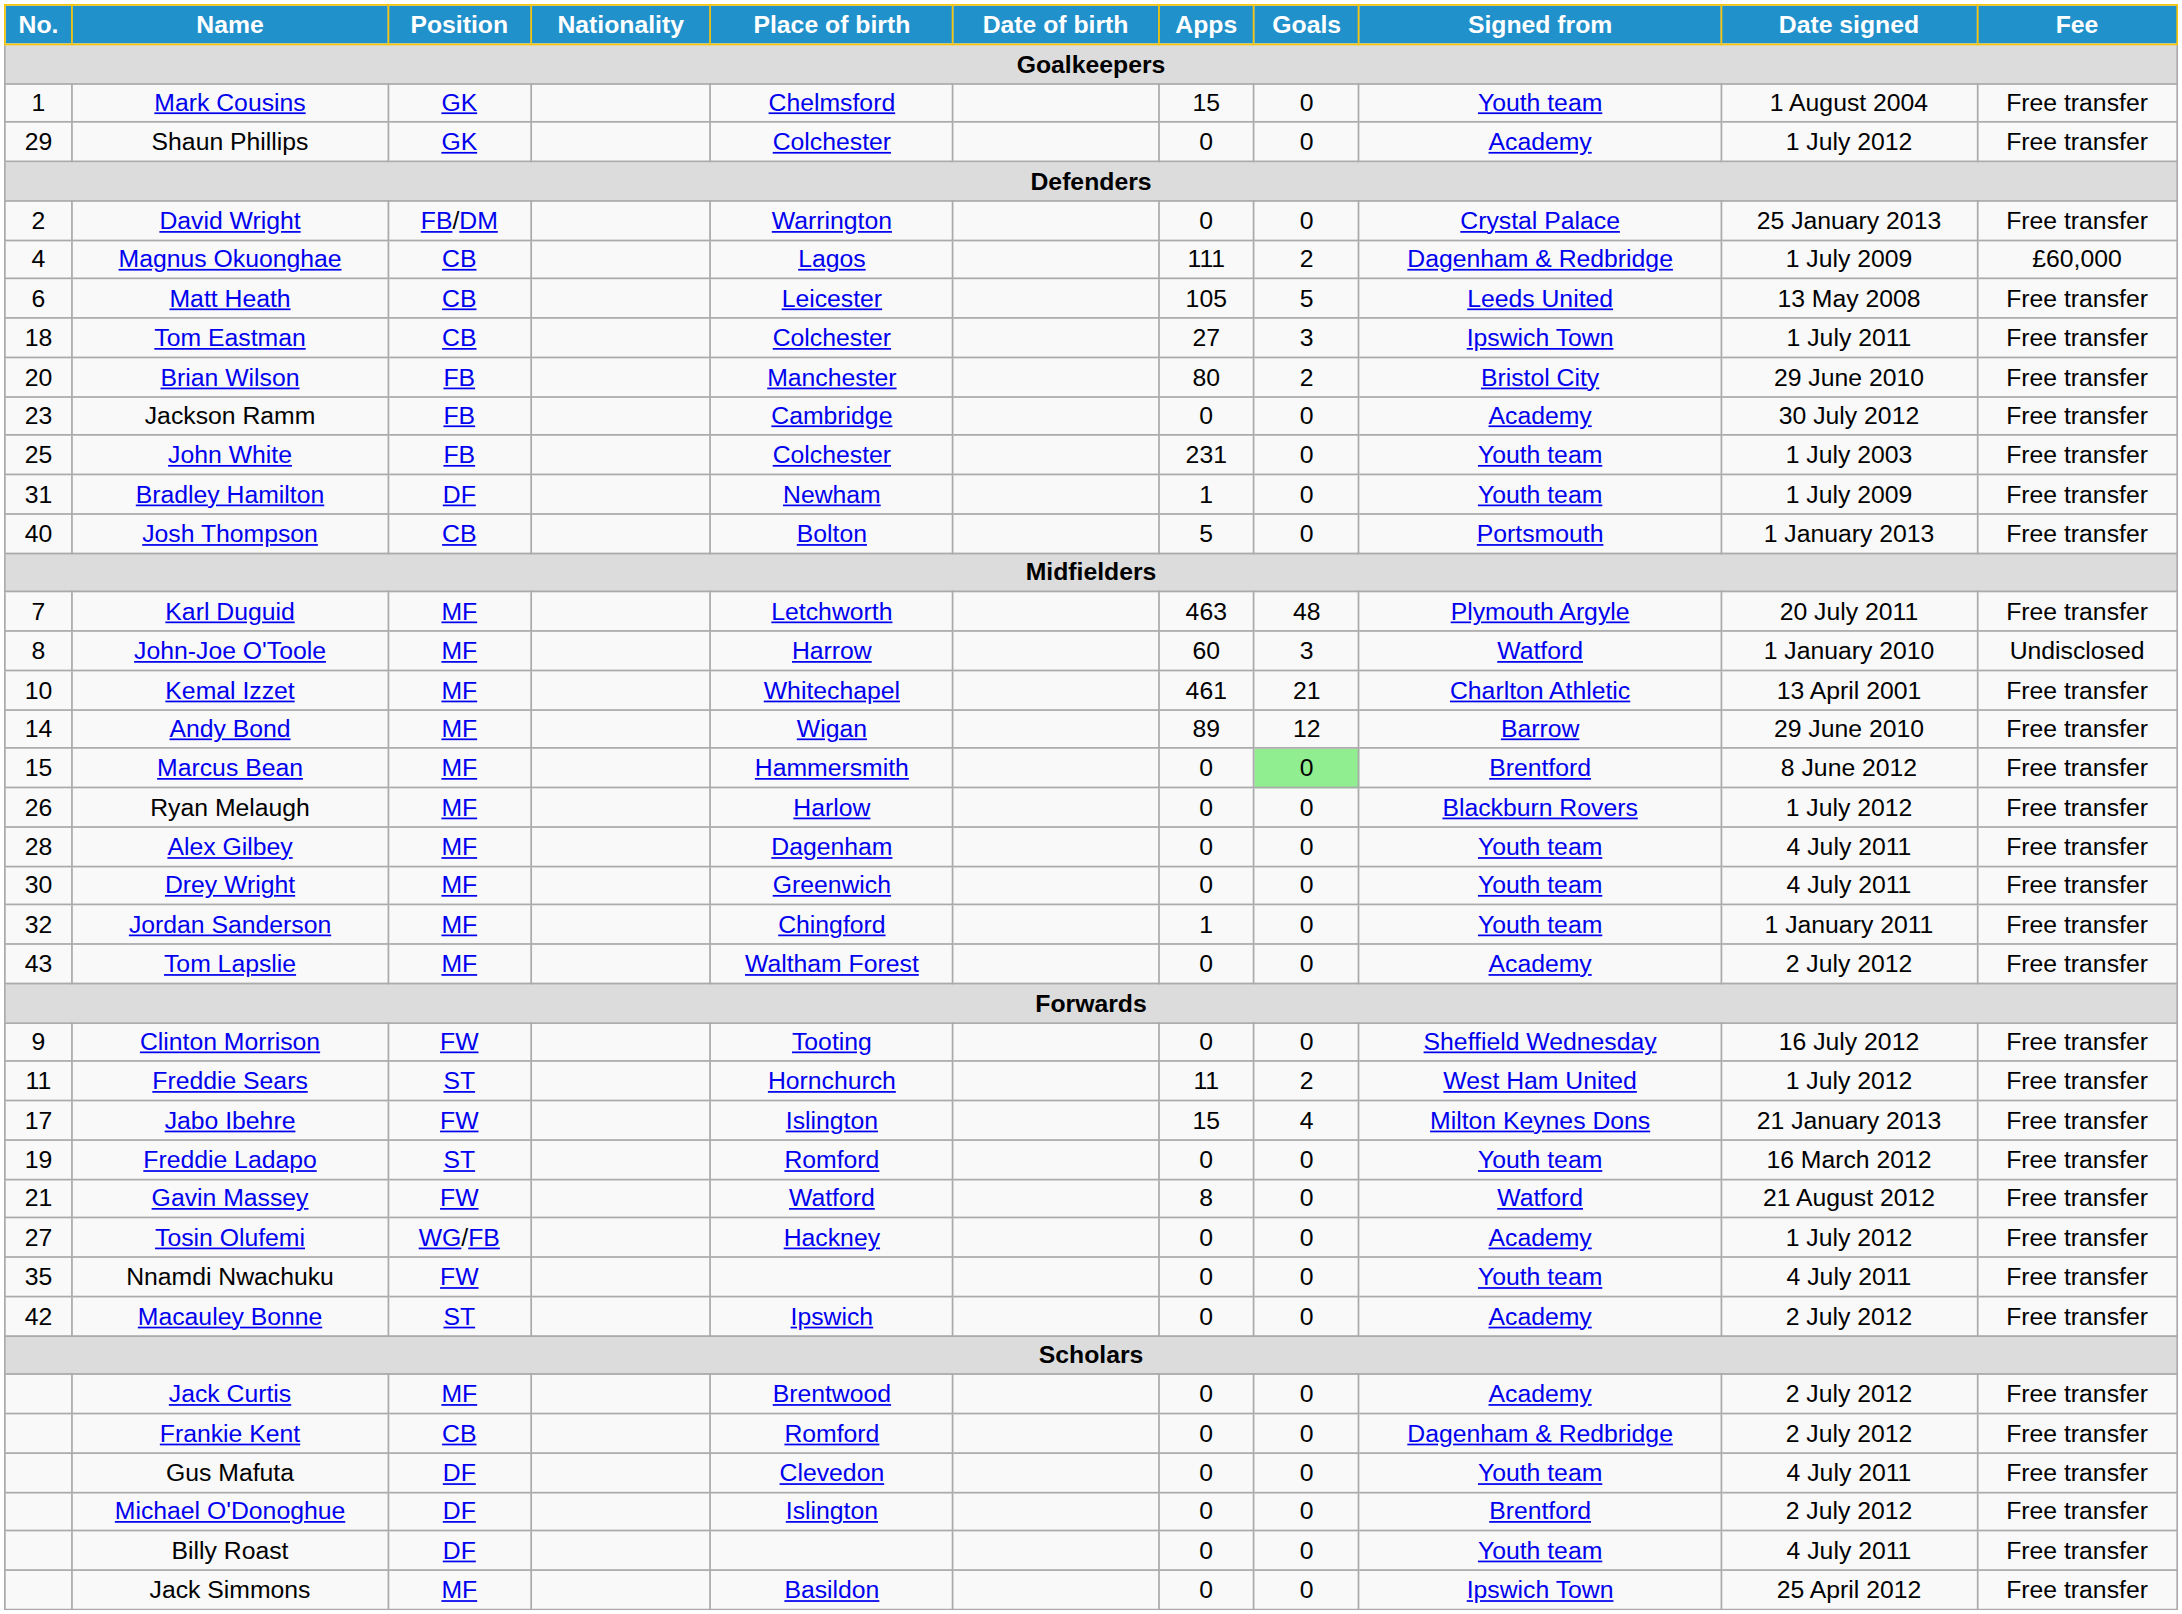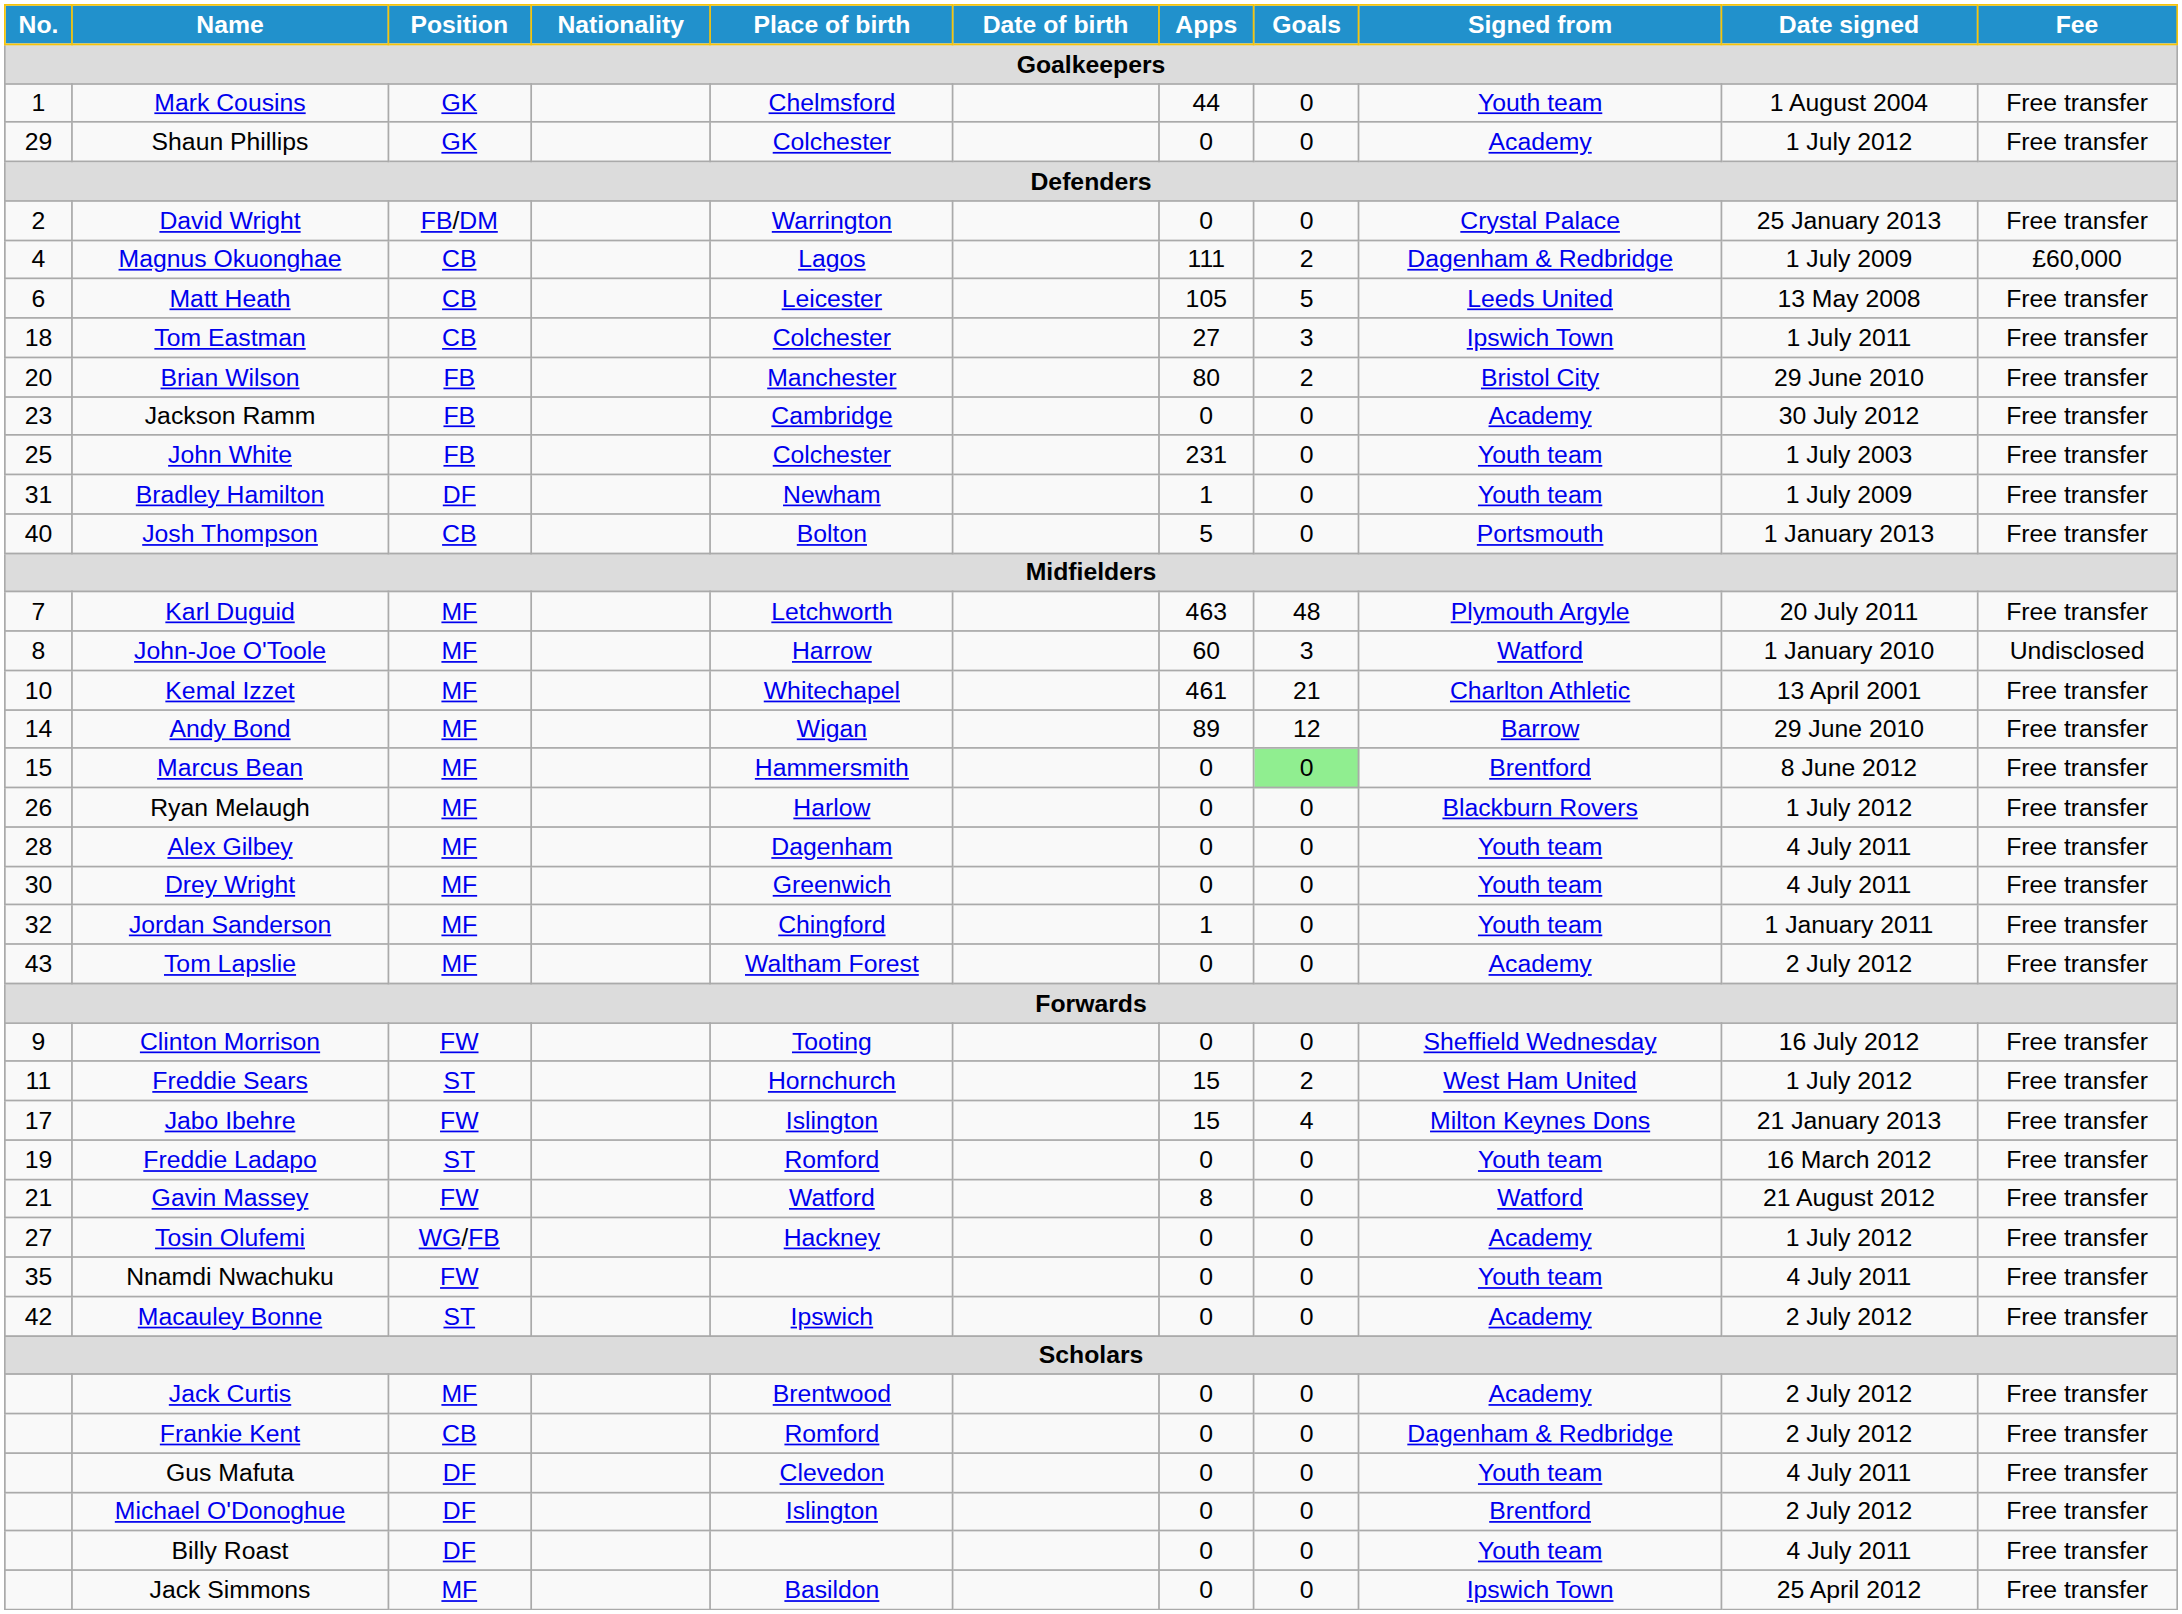(1206, 103) 15 -> (1206, 103) 44
(1206, 1081) 11 -> (1206, 1081) 15
